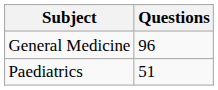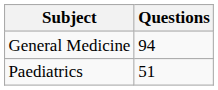(147, 44) 96 -> (147, 44) 94
